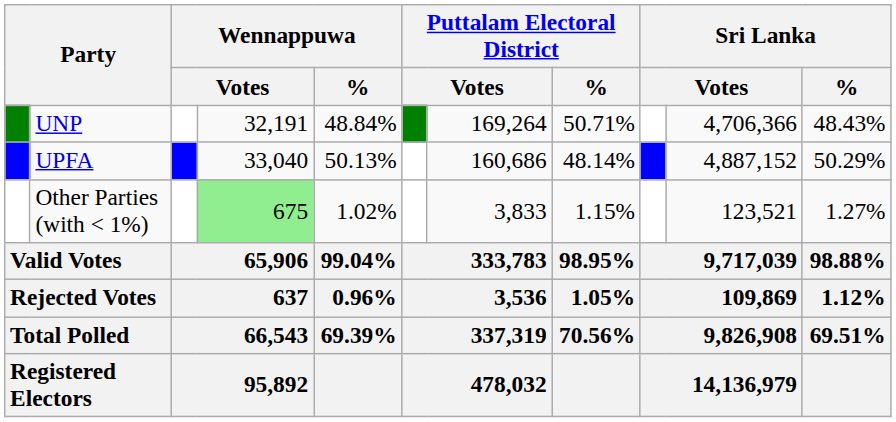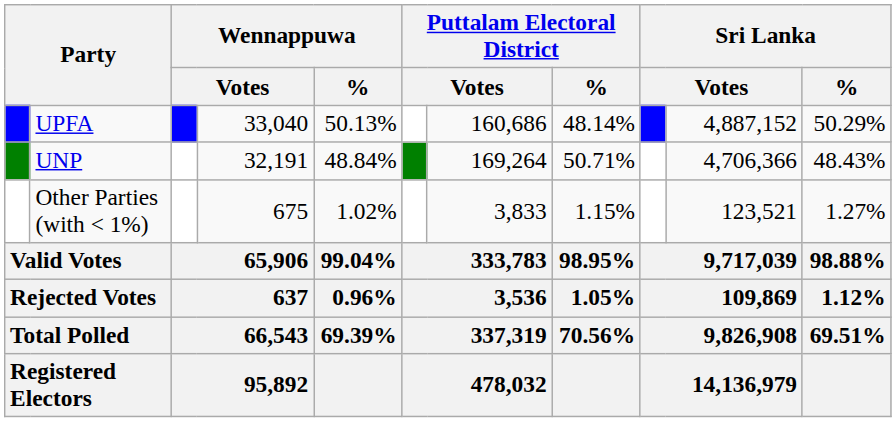rows swapped: (64, 160) <-> (59, 123)
(291, 210) lightgreen background -> (291, 210) no background
